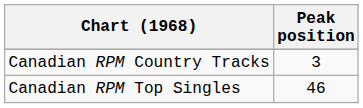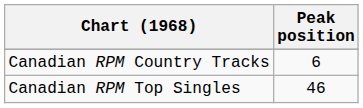(316, 63) 3 -> (316, 63) 6
